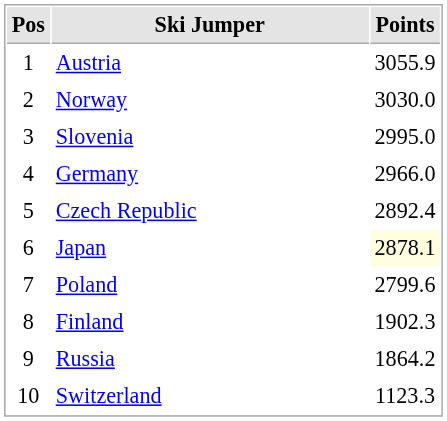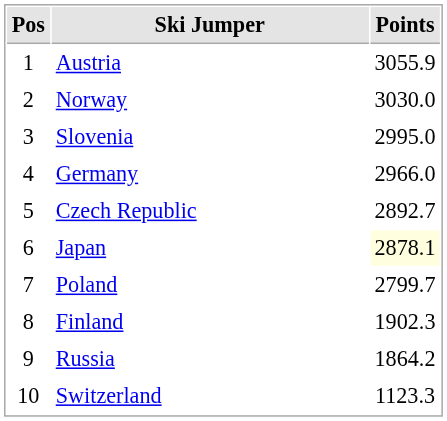(405, 210) 2892.4 -> (405, 210) 2892.7
(405, 284) 2799.6 -> (405, 284) 2799.7
